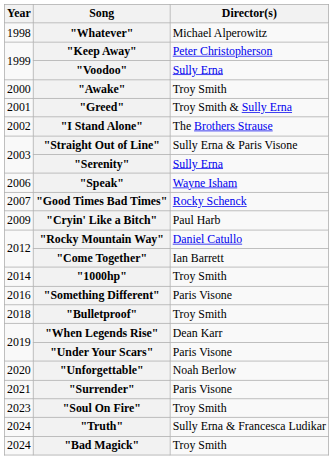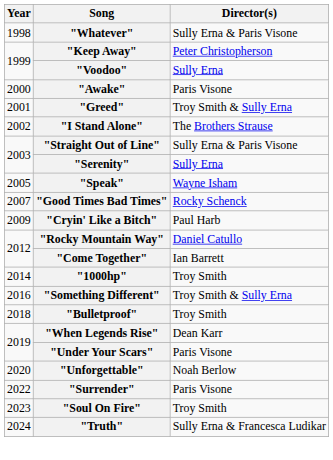(220, 32) Michael Alperowitz -> (235, 32) Sully Erna & Paris Visone
(200, 88) Troy Smith -> (202, 88) Paris Visone
(19, 182) 2006 -> (19, 182) 2005
(202, 295) Paris Visone -> (232, 295) Troy Smith & Sully Erna
(19, 389) 2021 -> (19, 389) 2022
- row: (102, 445)
